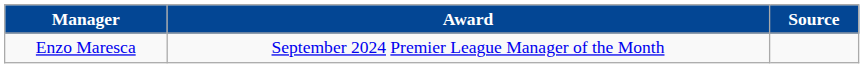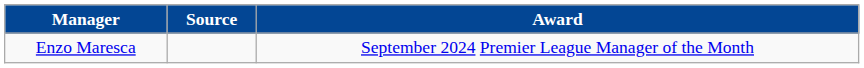columns swapped: (468, 18) <-> (814, 18)
